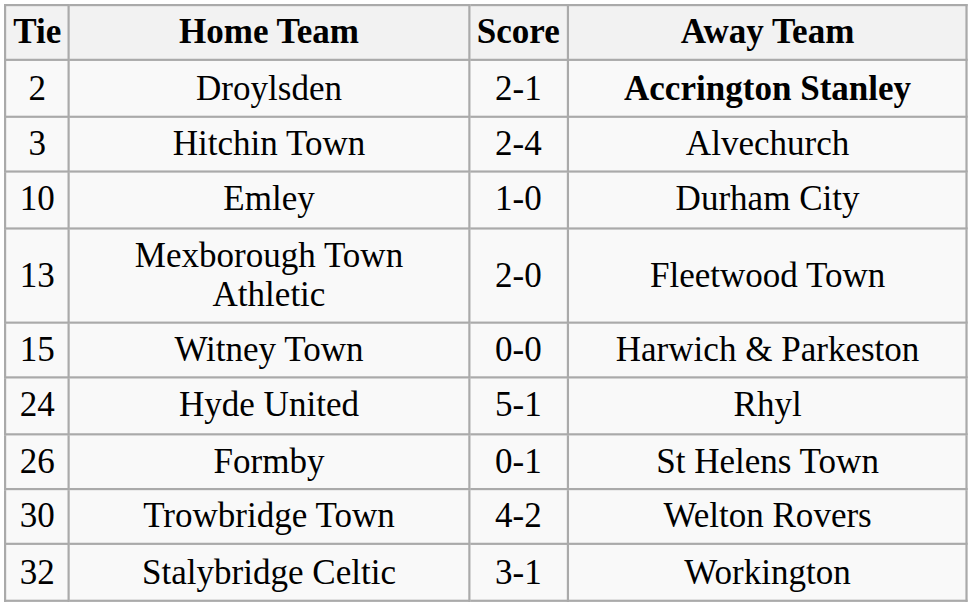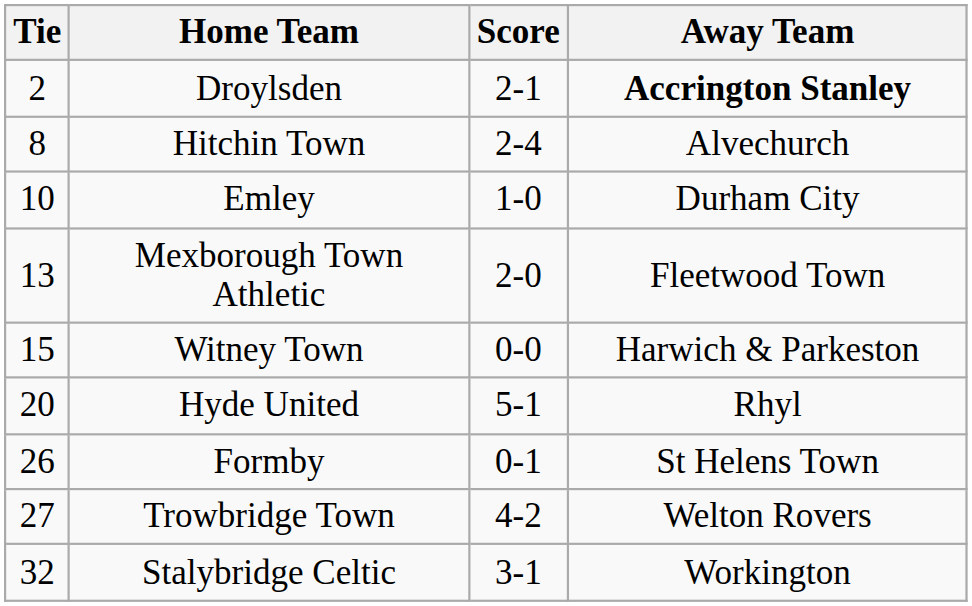(37, 143) 3 -> (37, 143) 8
(37, 405) 24 -> (37, 405) 20
(37, 516) 30 -> (37, 516) 27
